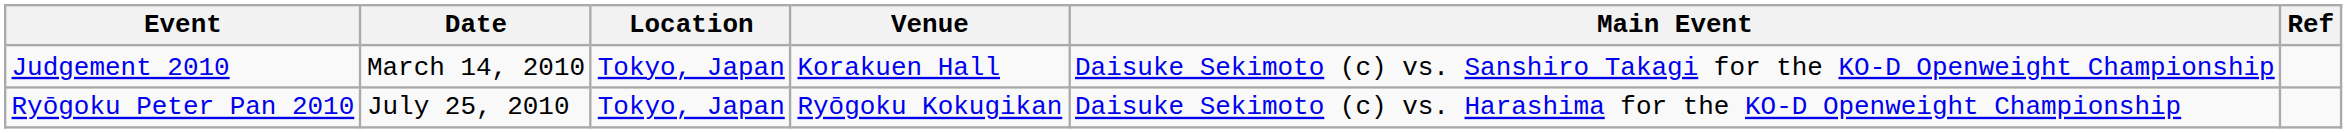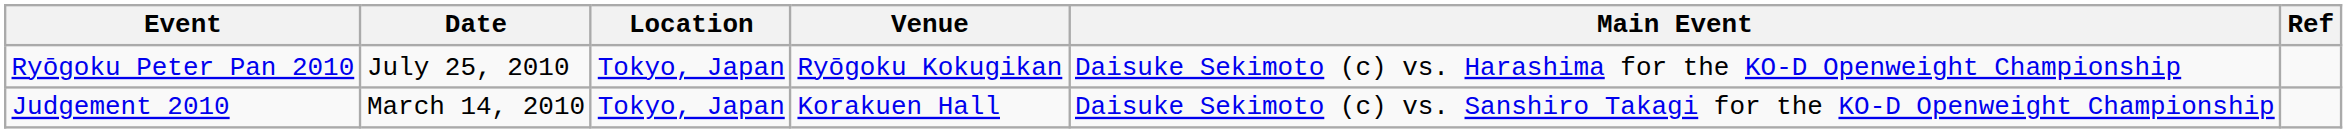rows swapped: (121, 67) <-> (183, 107)
